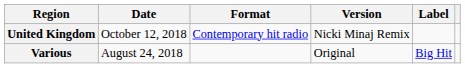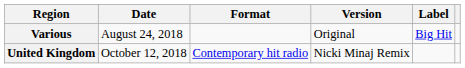rows swapped: (51, 53) <-> (51, 33)
